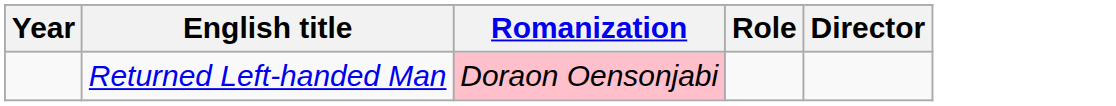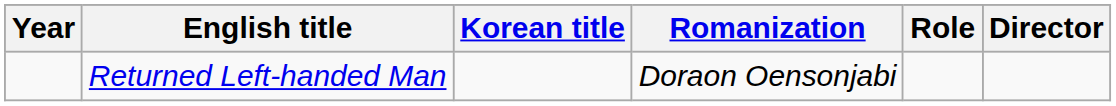+ column: (543, 28)
(589, 75) pink background -> (768, 75) no background
